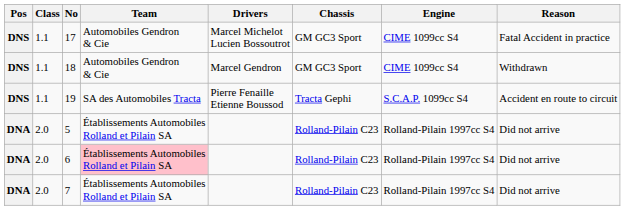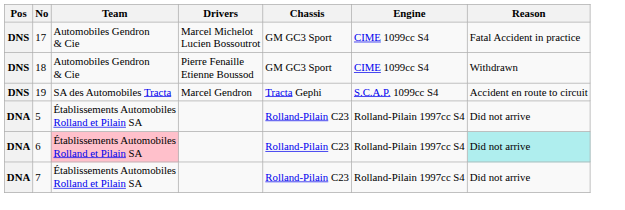- column: (48, 13)
(246, 68) Marcel Gendron -> (217, 68) Pierre Fenaille Etienne Boussod
(247, 98) Pierre Fenaille Etienne Boussod -> (216, 92) Marcel Gendron
(530, 160) no background -> (500, 147) paleturquoise background
